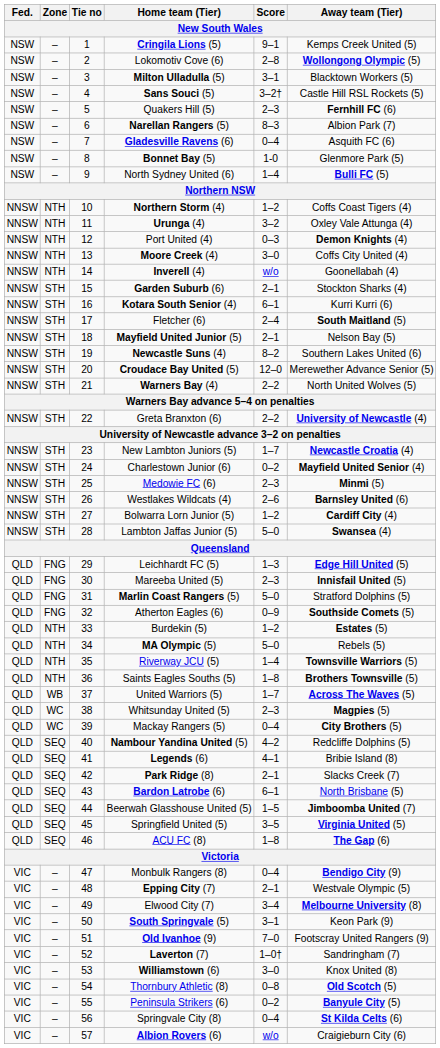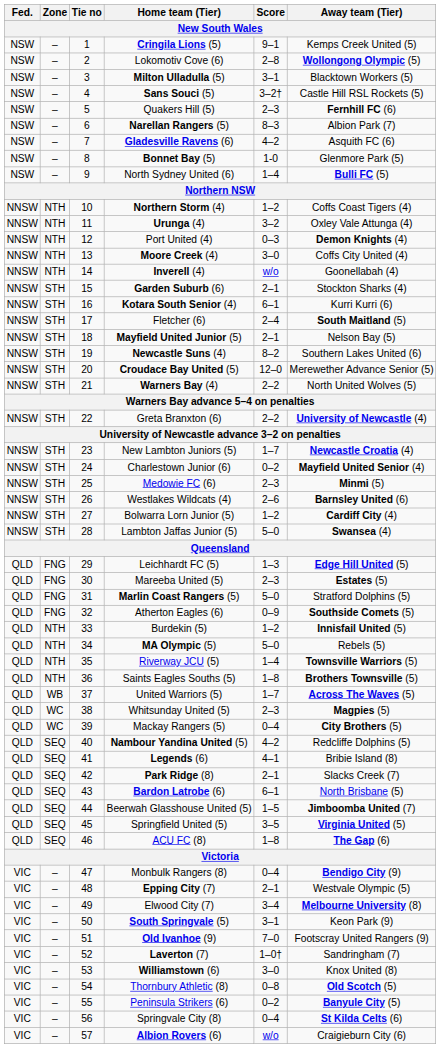(271, 142) 0–4 -> (271, 142) 4–2
(362, 581) Innisfail United (5) -> (362, 581) Estates (5)
(362, 629) Estates (5) -> (362, 629) Innisfail United (5)
